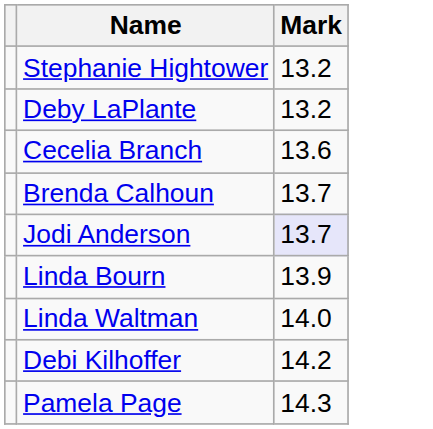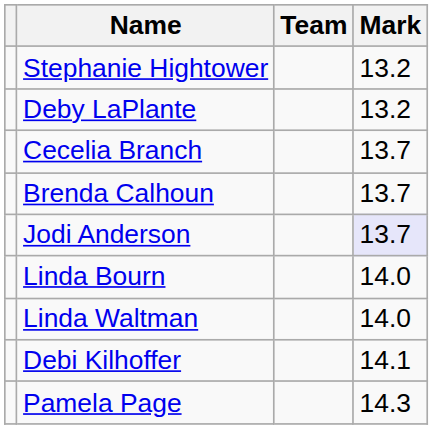+ column: (314, 25)
(306, 151) 13.6 -> (385, 151) 13.7
(306, 276) 13.9 -> (385, 276) 14.0
(306, 360) 14.2 -> (385, 360) 14.1
